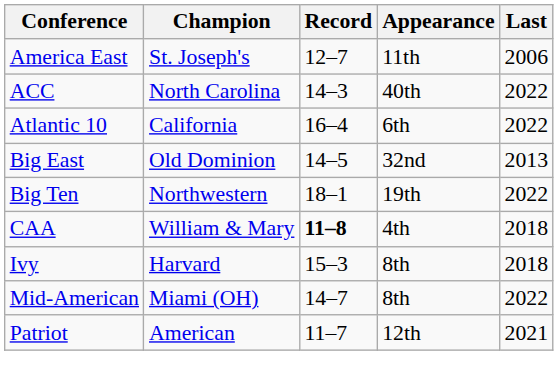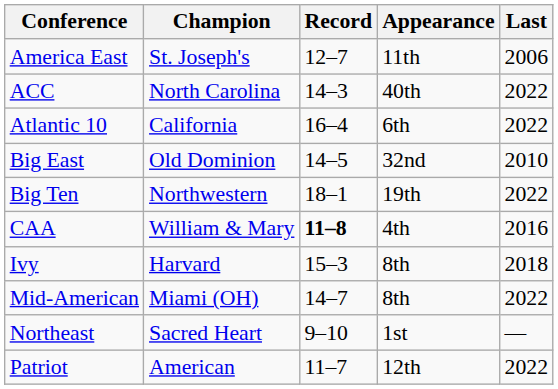(526, 159) 2013 -> (526, 159) 2010
(526, 228) 2018 -> (526, 228) 2016
+ row: (52, 332)
(526, 332) 2021 -> (526, 366) 2022
